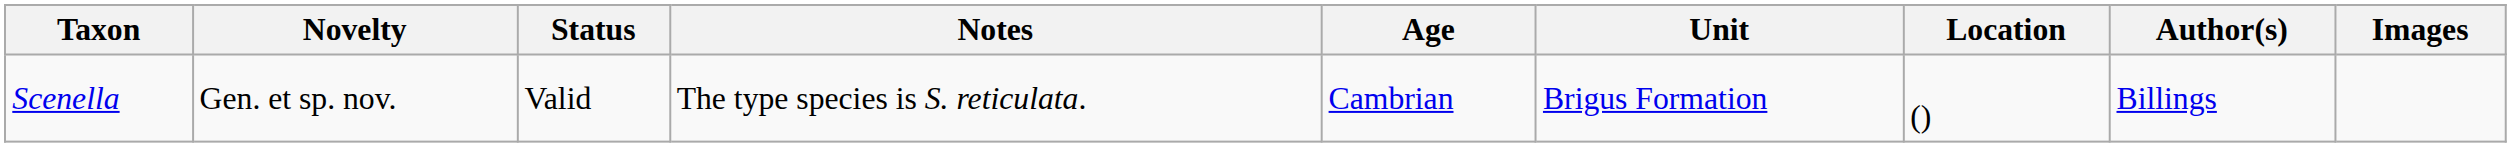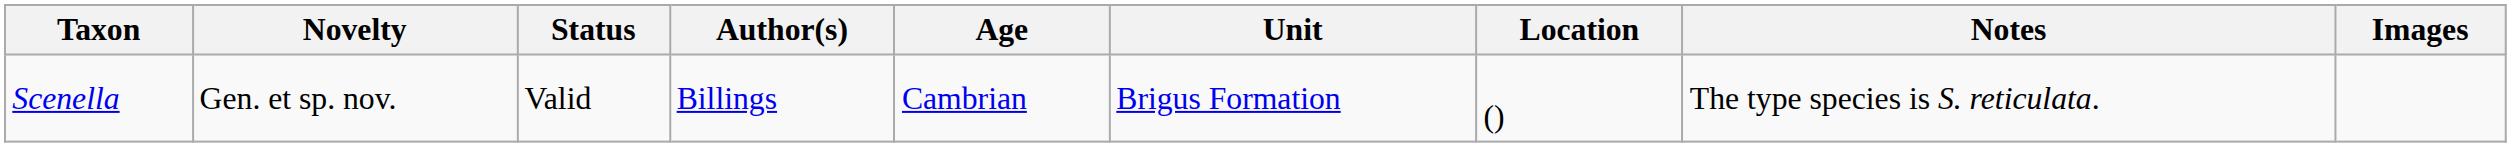columns swapped: (2222, 29) <-> (995, 29)
